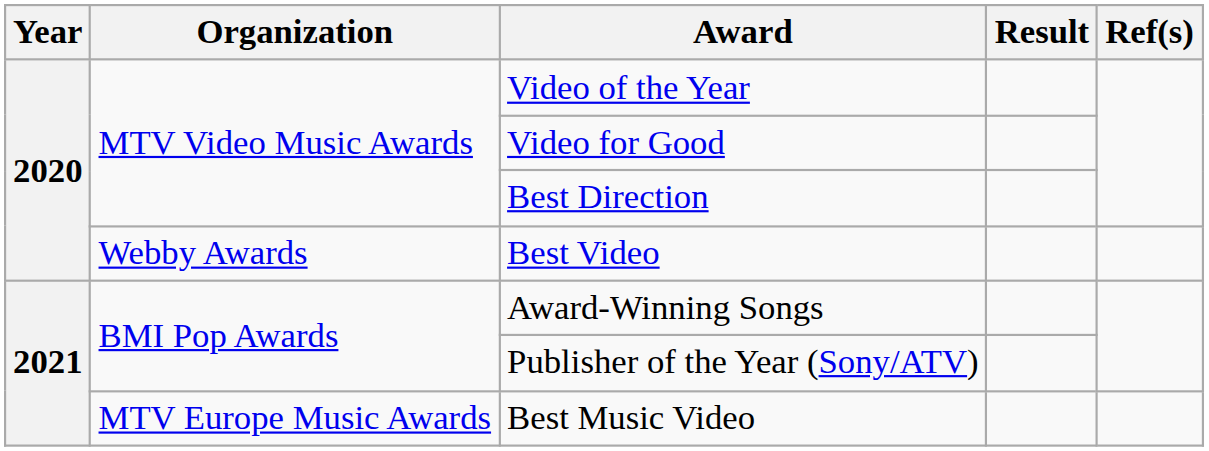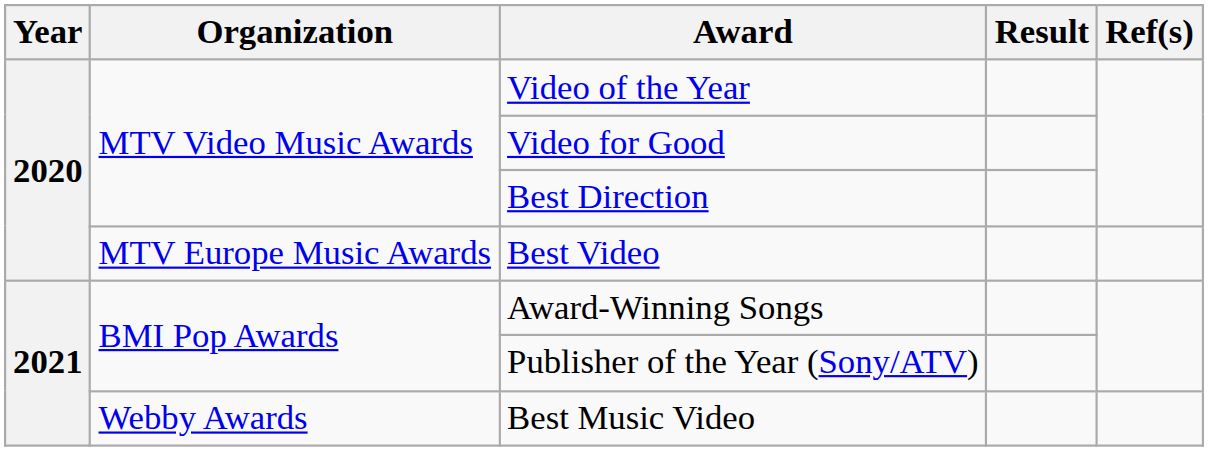(203, 252) Webby Awards -> (295, 252) MTV Europe Music Awards
(295, 417) MTV Europe Music Awards -> (203, 417) Webby Awards
